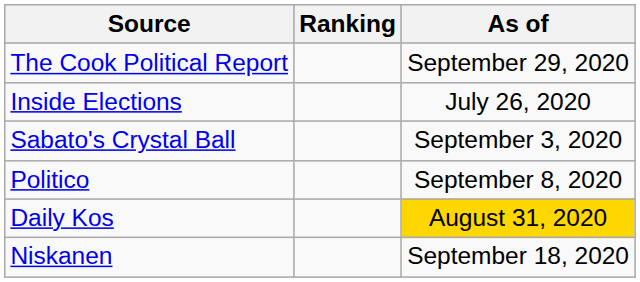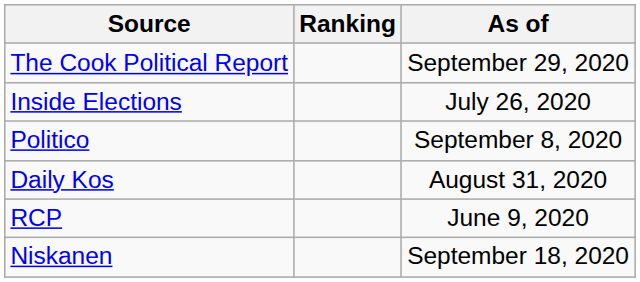- row: (123, 140)
(518, 218) gold background -> (518, 179) no background
+ row: (36, 218)
